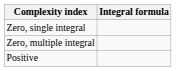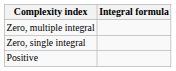rows swapped: (46, 27) <-> (51, 43)
